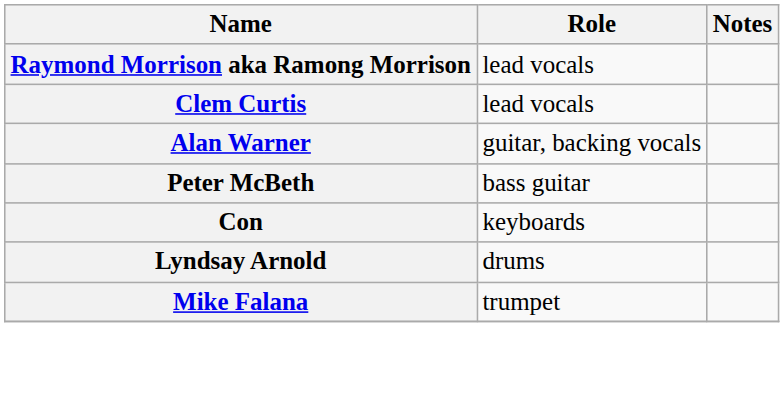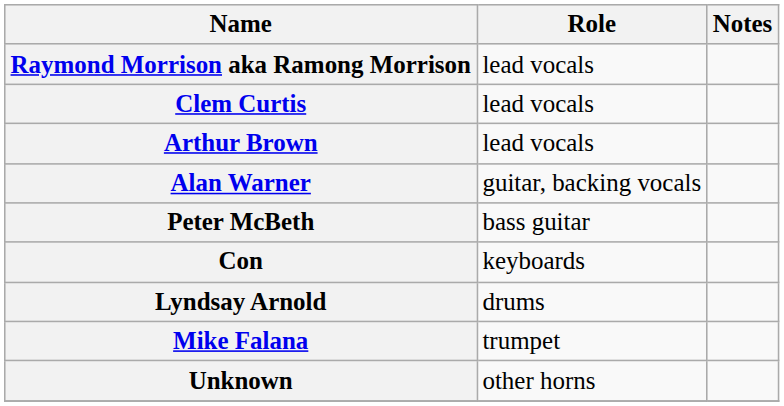+ row: (241, 143)
+ row: (241, 380)
